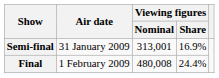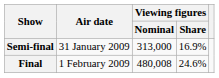(154, 47) 313,001 -> (154, 47) 313,000
(193, 64) 24.4% -> (193, 64) 24.6%
